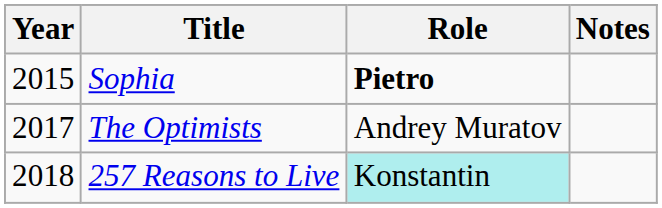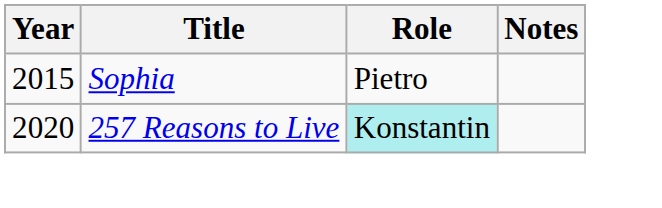(394, 78) bold -> (391, 78) normal
- row: (175, 127)
(43, 176) 2018 -> (43, 127) 2020
